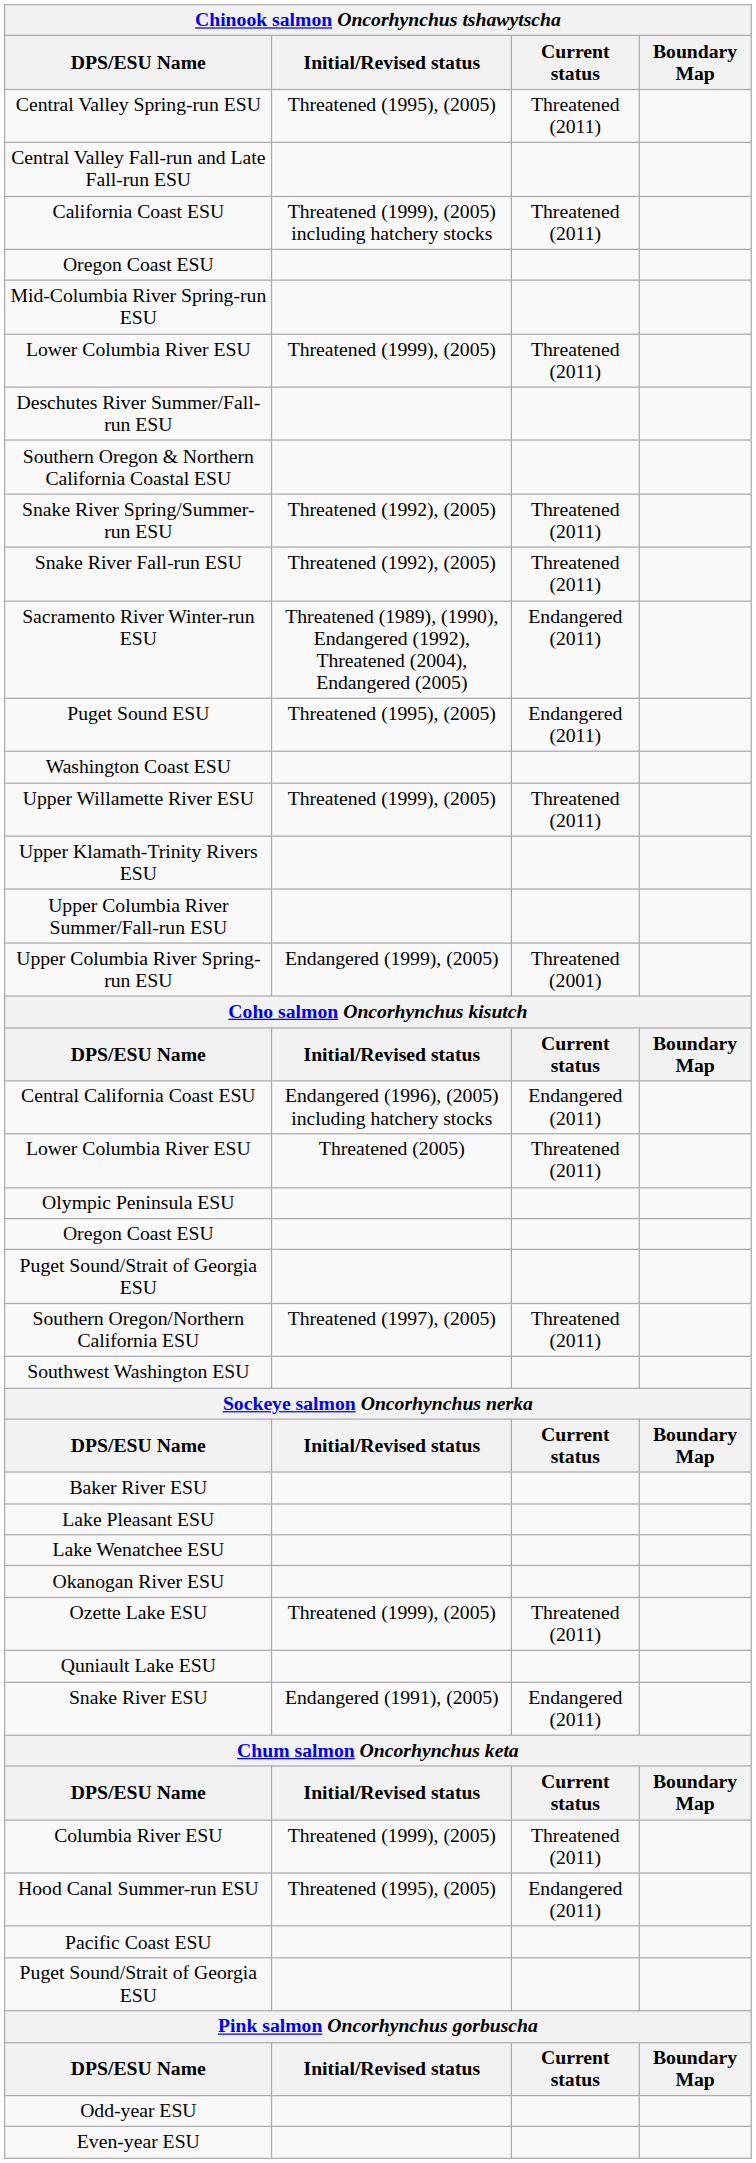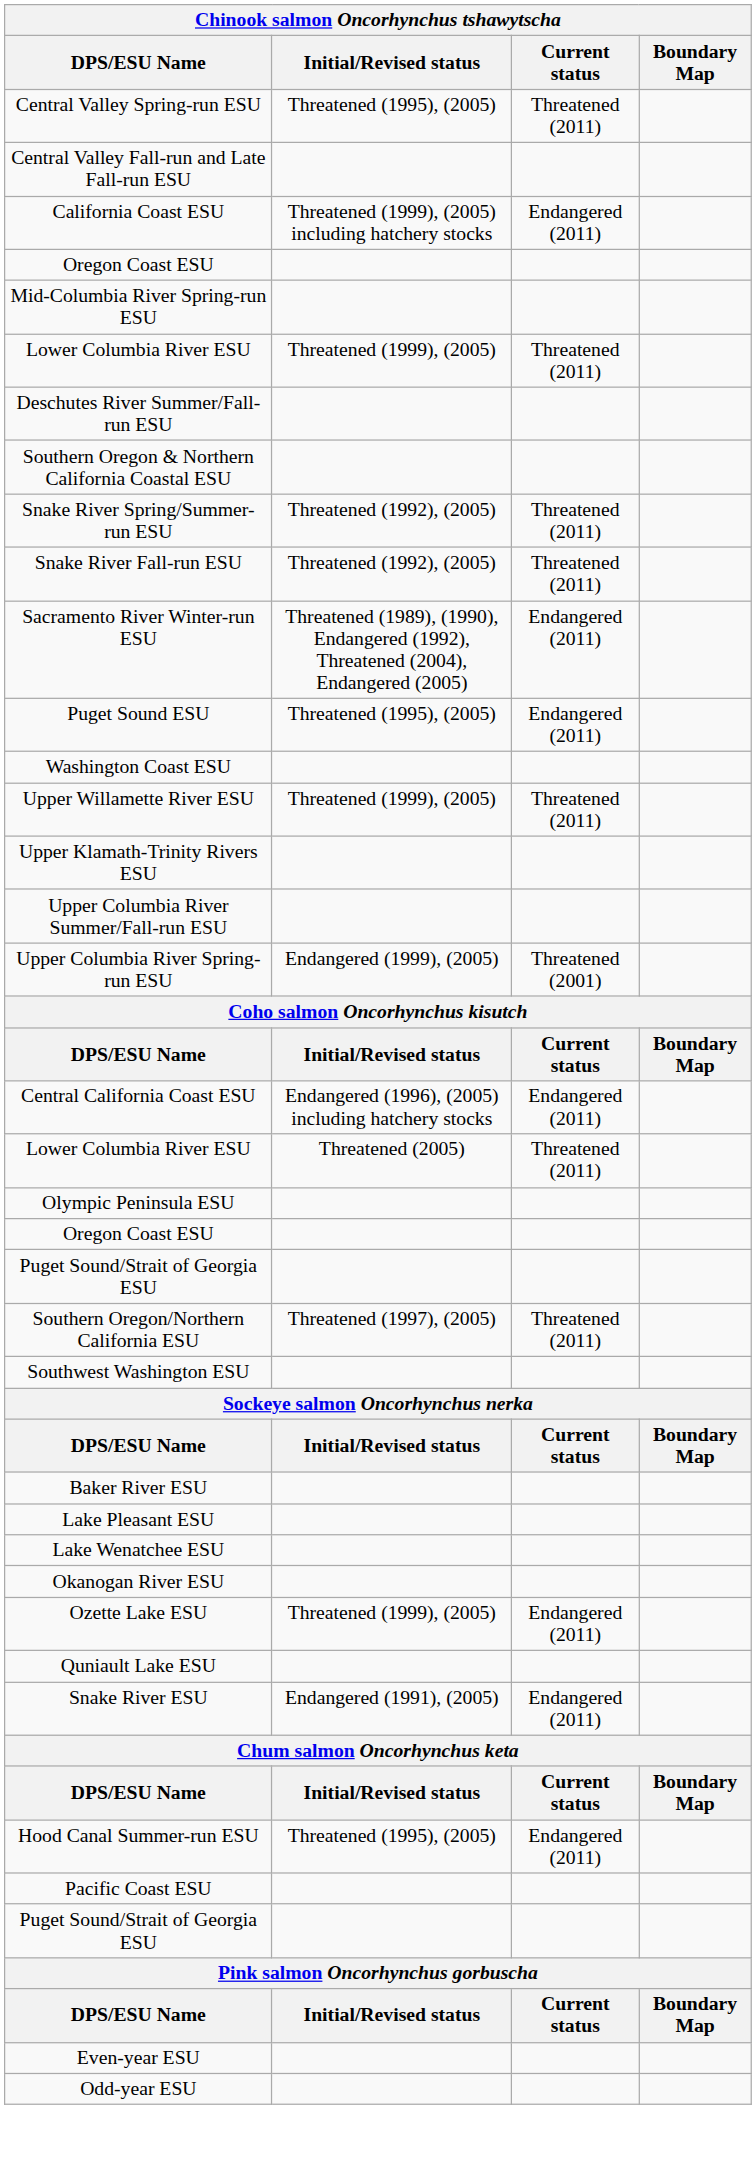(575, 222) Threatened (2011) -> (575, 222) Endangered (2011)
(575, 1623) Threatened (2011) -> (575, 1623) Endangered (2011)
- row: (138, 1835)
rows swapped: (138, 2142) <-> (138, 2110)
